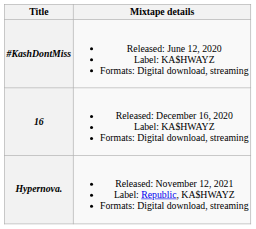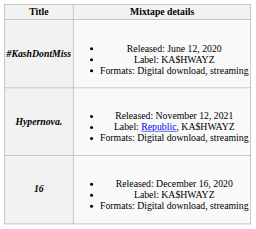rows swapped: (39, 121) <-> (39, 189)
